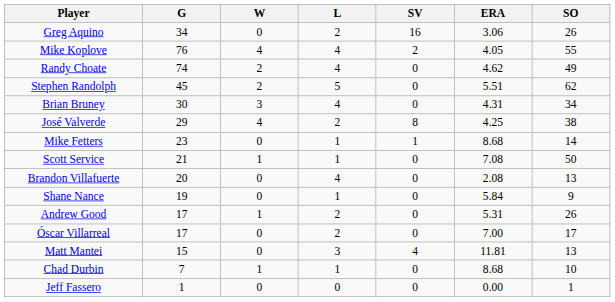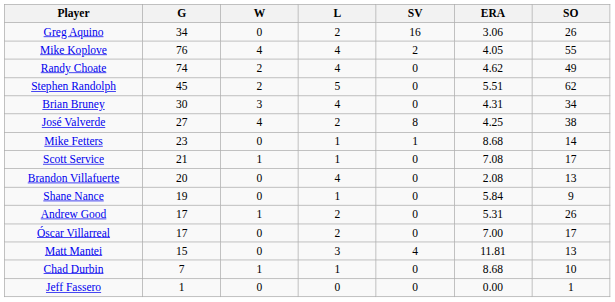(182, 123) 29 -> (182, 123) 27
(571, 159) 50 -> (571, 159) 17
